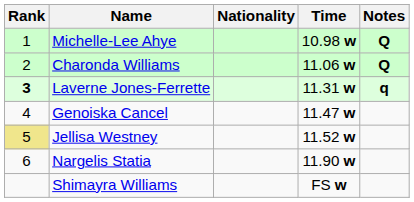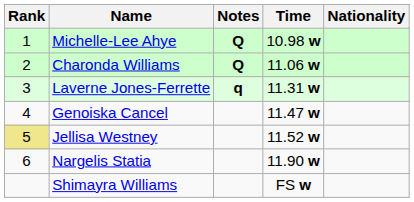columns swapped: (256, 16) <-> (384, 16)
(27, 88) bold -> (27, 88) normal
